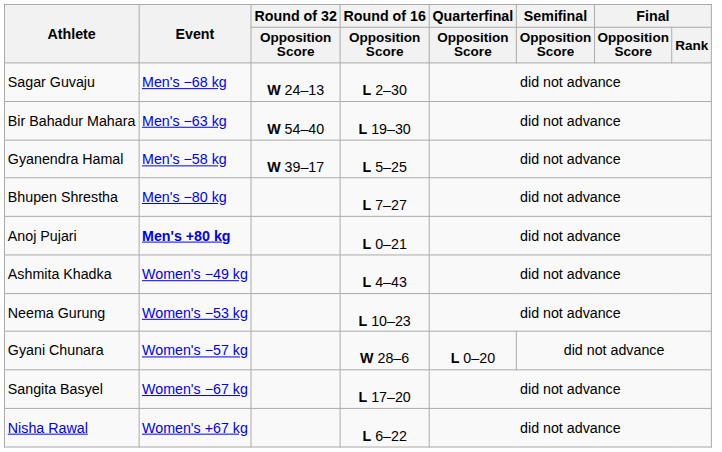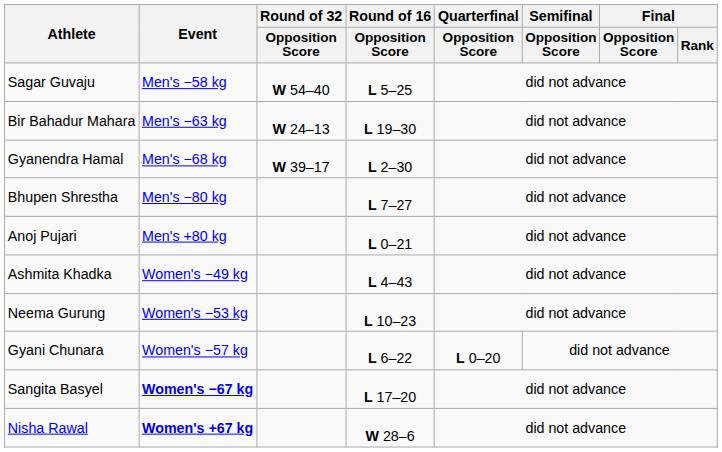(184, 83) Men's −68 kg -> (184, 83) Men's −58 kg
(296, 91) W 24–13 -> (301, 91) W 54–40
(385, 91) L 2–30 -> (390, 91) L 5–25
(296, 129) W 54–40 -> (301, 129) W 24–13
(184, 159) Men's −58 kg -> (184, 159) Men's −68 kg
(385, 167) L 5–25 -> (390, 167) L 2–30
(186, 236) bold -> (184, 236) normal
(385, 359) W 28–6 -> (390, 359) L 6–22
(195, 390) normal -> (198, 390) bold
(195, 428) normal -> (198, 428) bold
(385, 436) L 6–22 -> (390, 436) W 28–6
